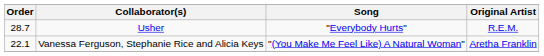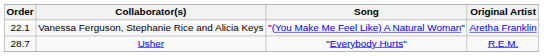rows swapped: (151, 43) <-> (151, 28)
